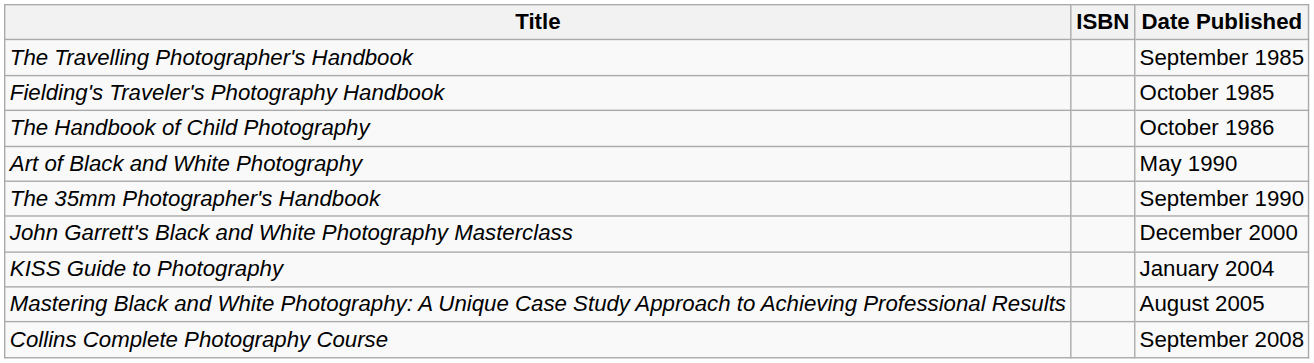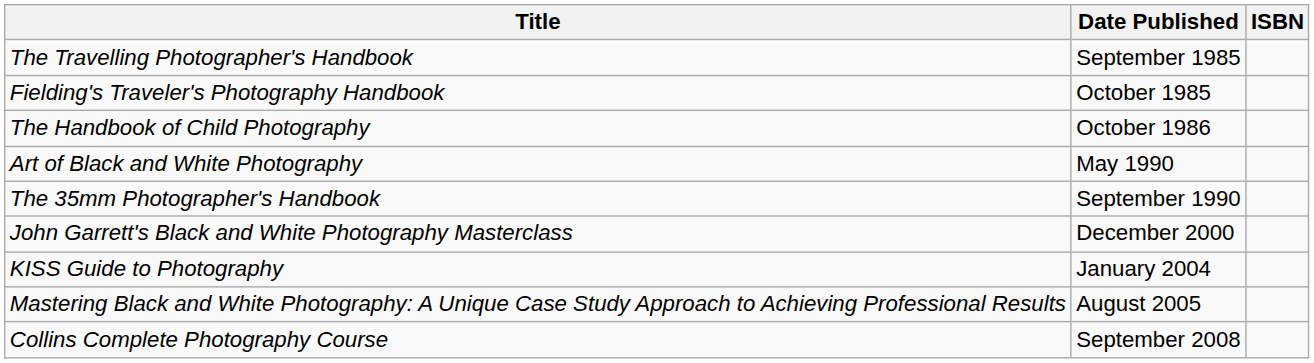columns swapped: (1103, 22) <-> (1222, 22)
